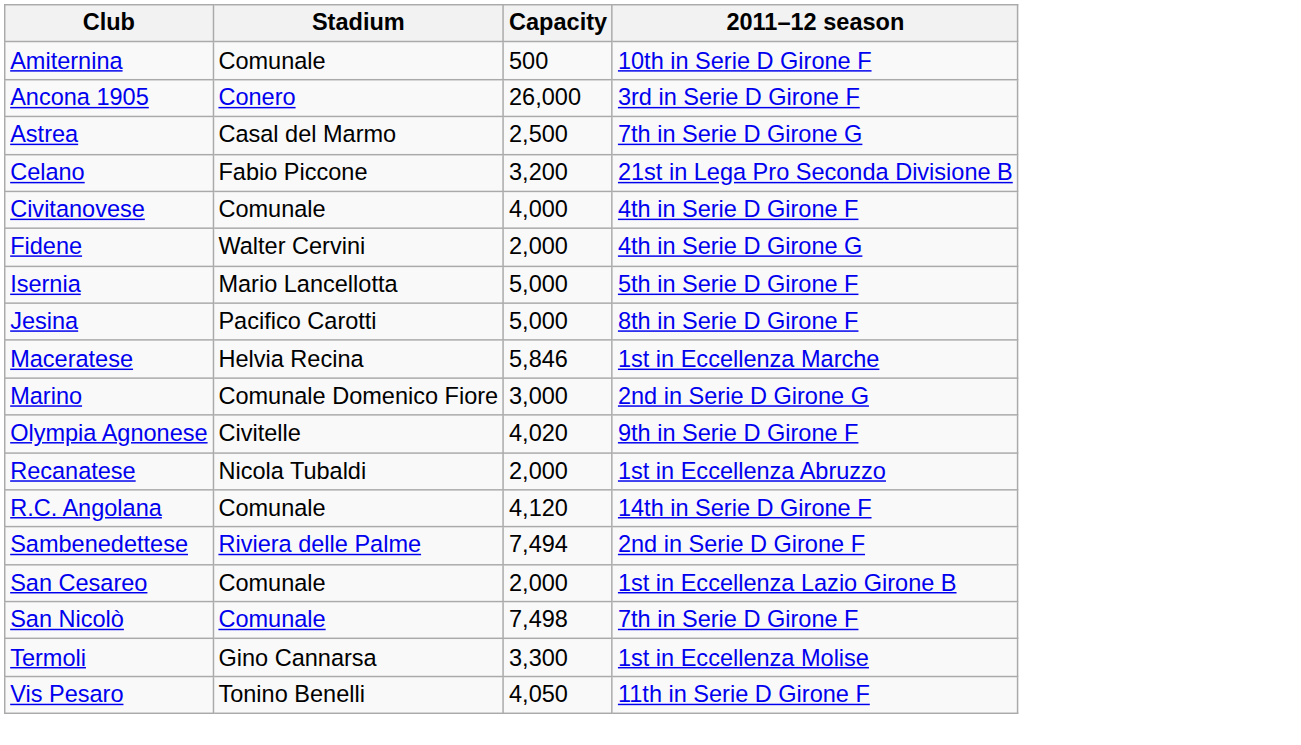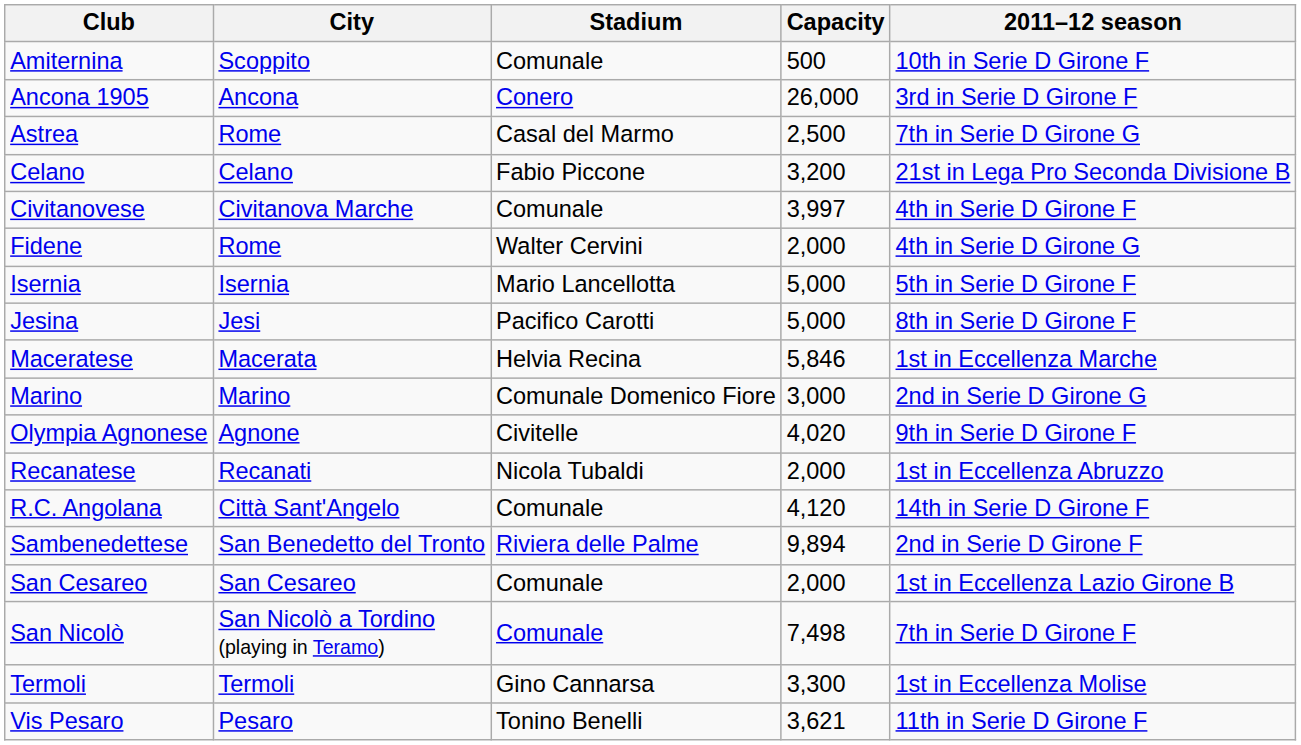+ column: (352, 23)
(538, 209) 4,000 -> (816, 209) 3,997
(538, 545) 7,494 -> (816, 545) 9,894
(538, 694) 4,050 -> (816, 721) 3,621
